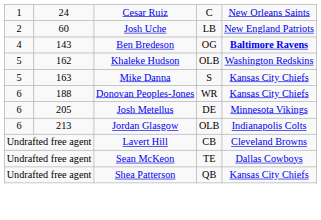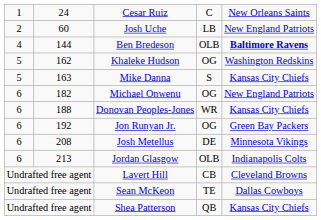(64, 45) 143 -> (64, 45) 144
(209, 45) OG -> (209, 45) OLB
(209, 61) OLB -> (209, 61) OG
+ row: (145, 93)
+ row: (145, 126)
(64, 110) 205 -> (64, 142) 208
